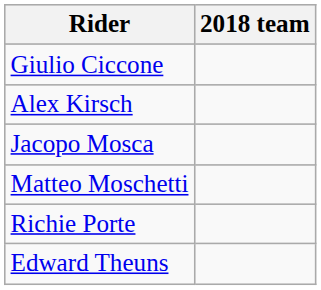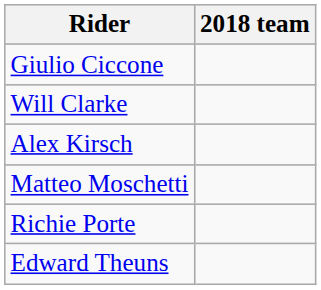+ row: (69, 104)
- row: (82, 143)
